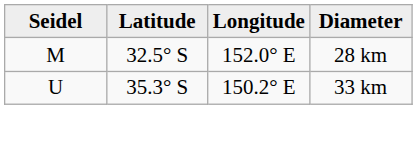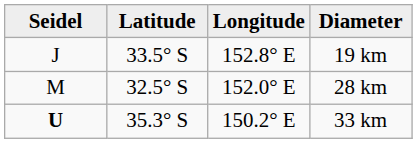+ row: (361, 54)
(55, 87) normal -> (55, 120) bold
